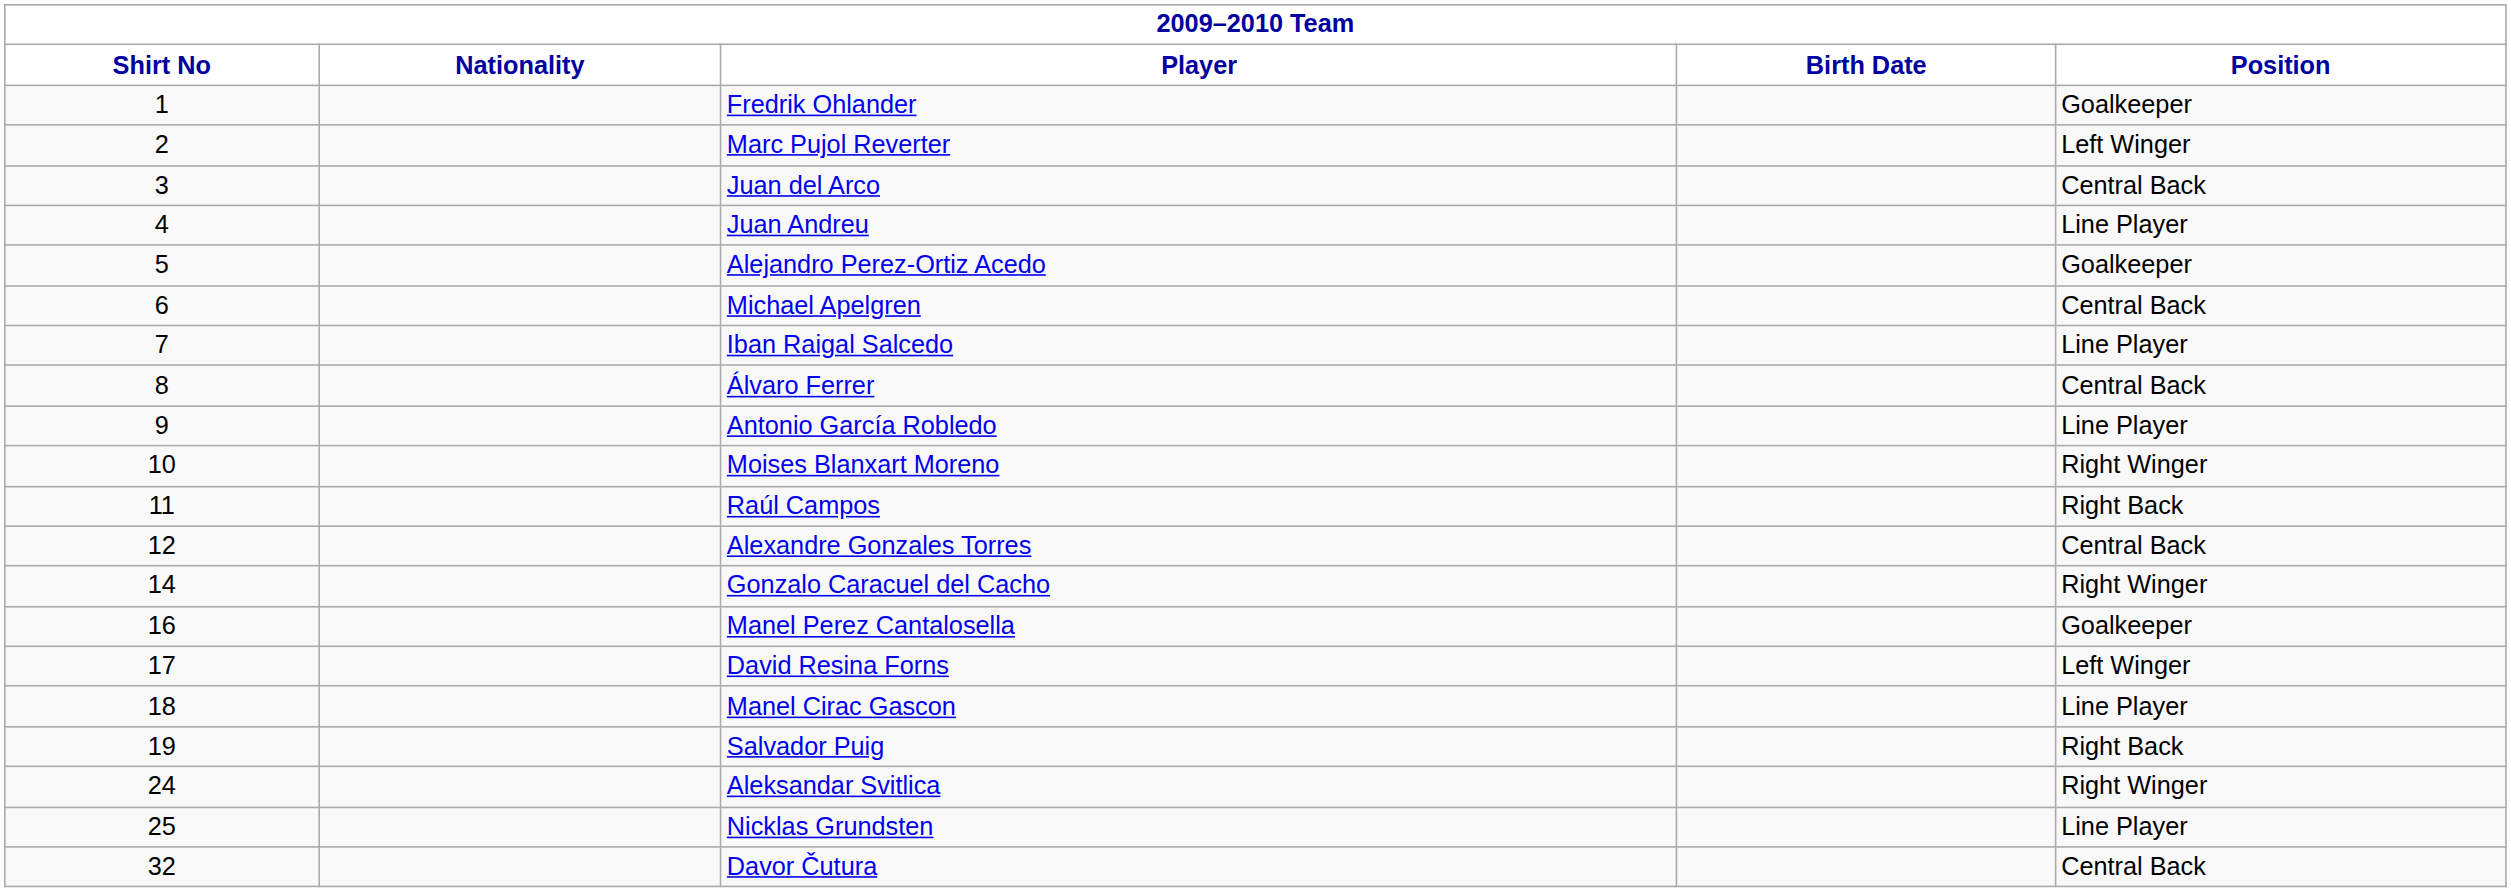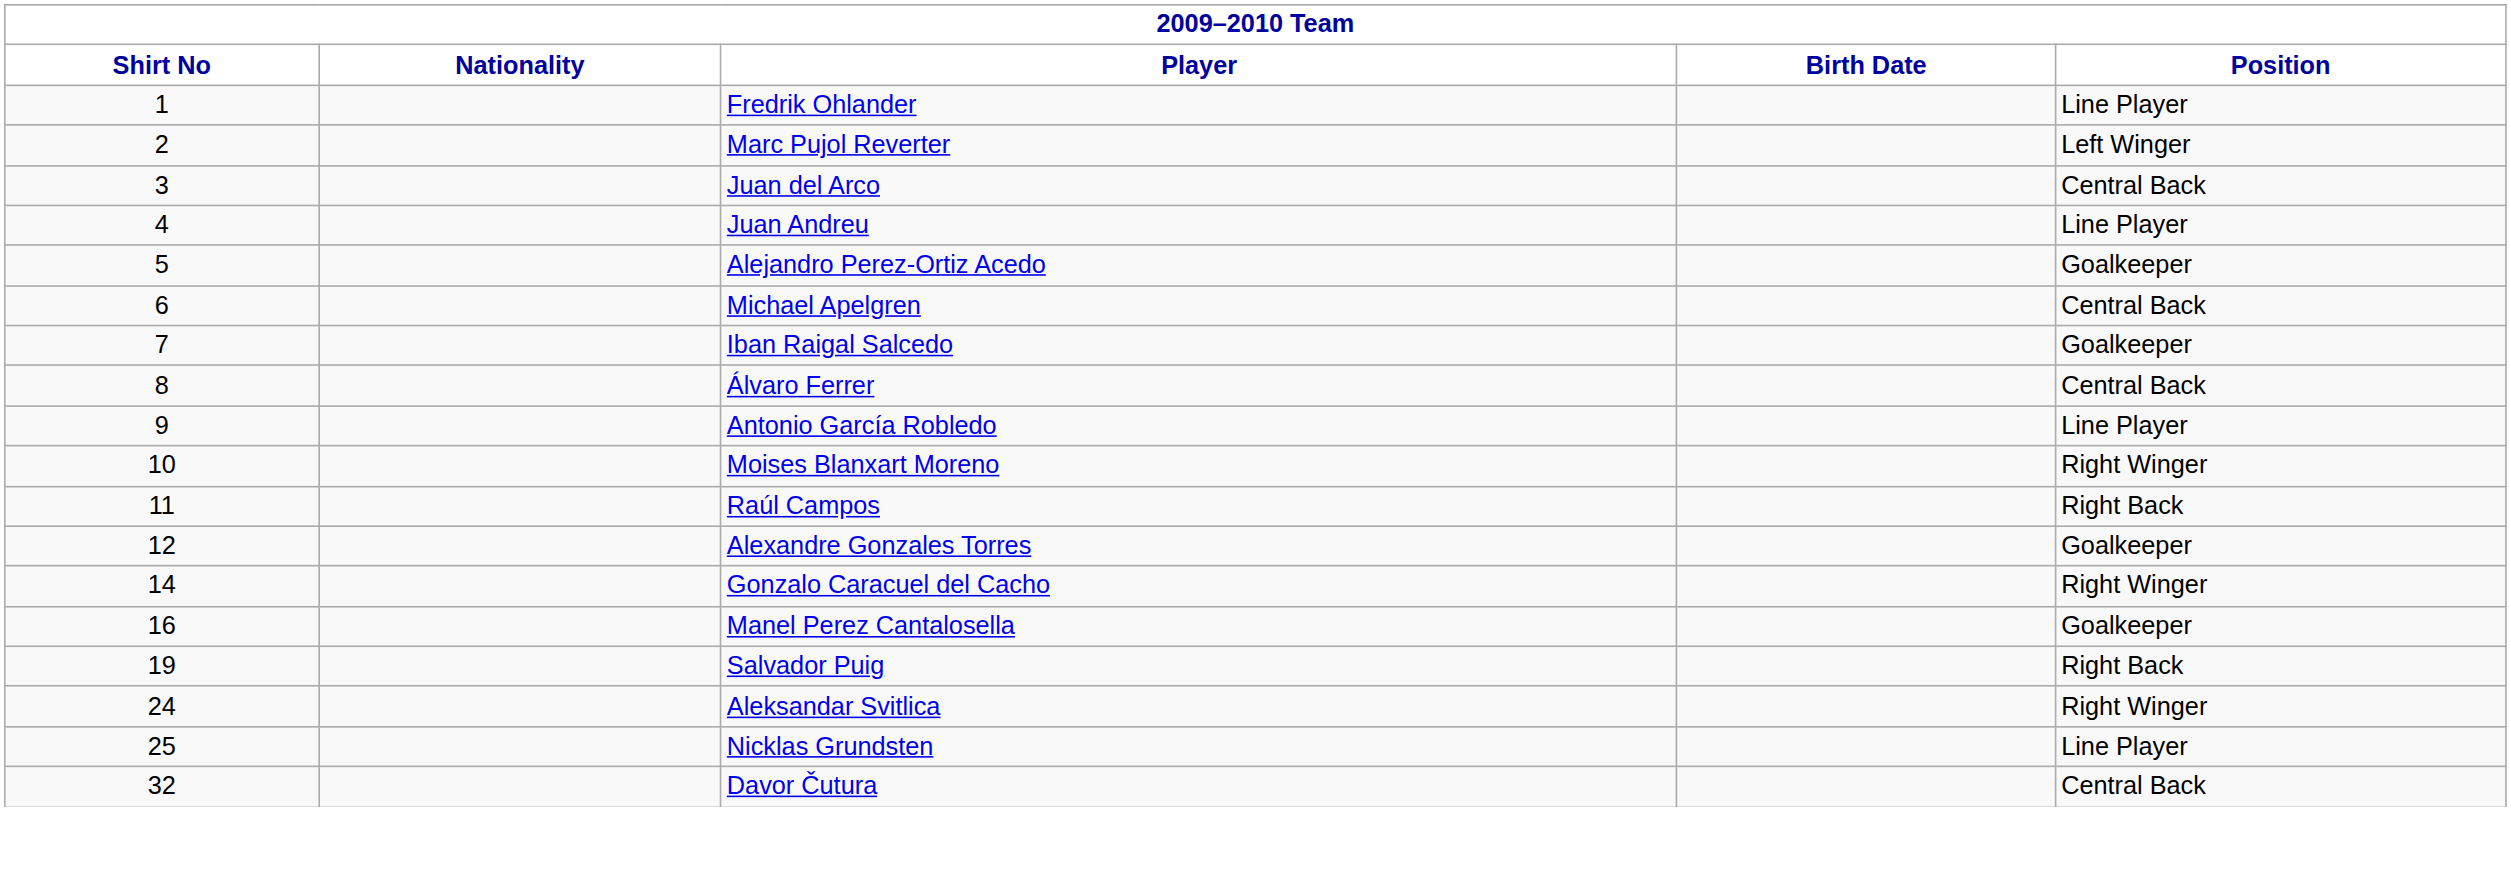(2127, 104) Goalkeeper -> (2124, 104) Line Player
(2124, 345) Line Player -> (2127, 345) Goalkeeper
(2134, 545) Central Back -> (2127, 545) Goalkeeper
- row: (838, 666)
- row: (841, 706)
